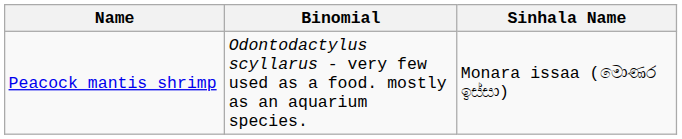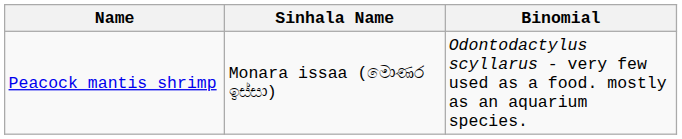columns swapped: (341, 18) <-> (567, 18)
